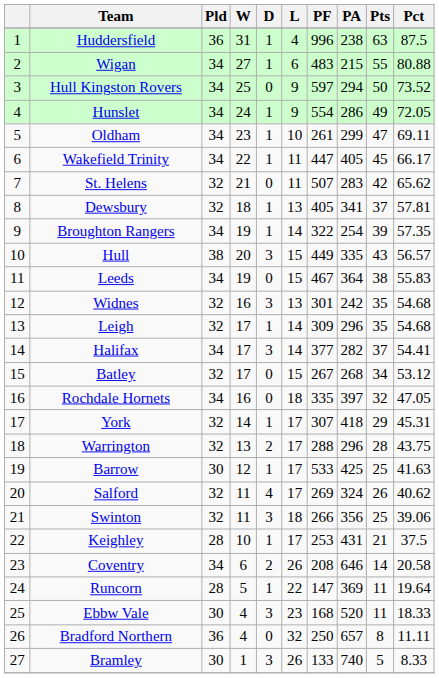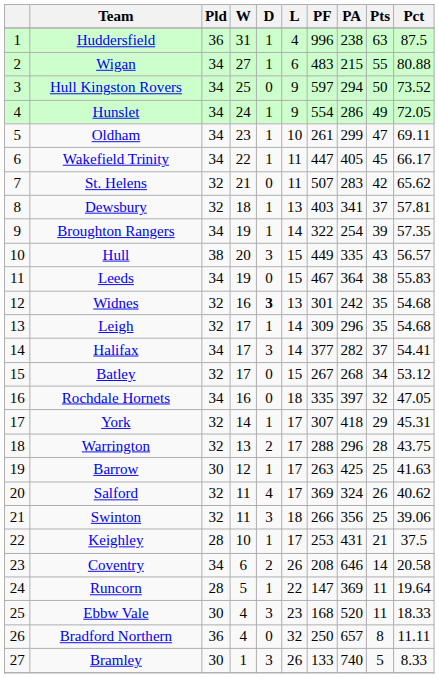(322, 207) 405 -> (322, 207) 403
(269, 302) normal -> (269, 302) bold
(322, 469) 533 -> (322, 469) 263
(322, 493) 269 -> (322, 493) 369
